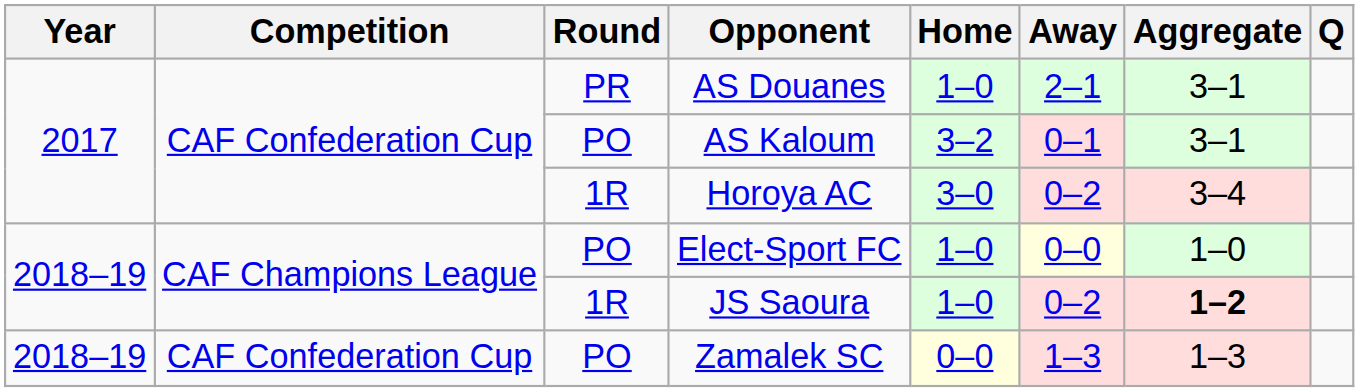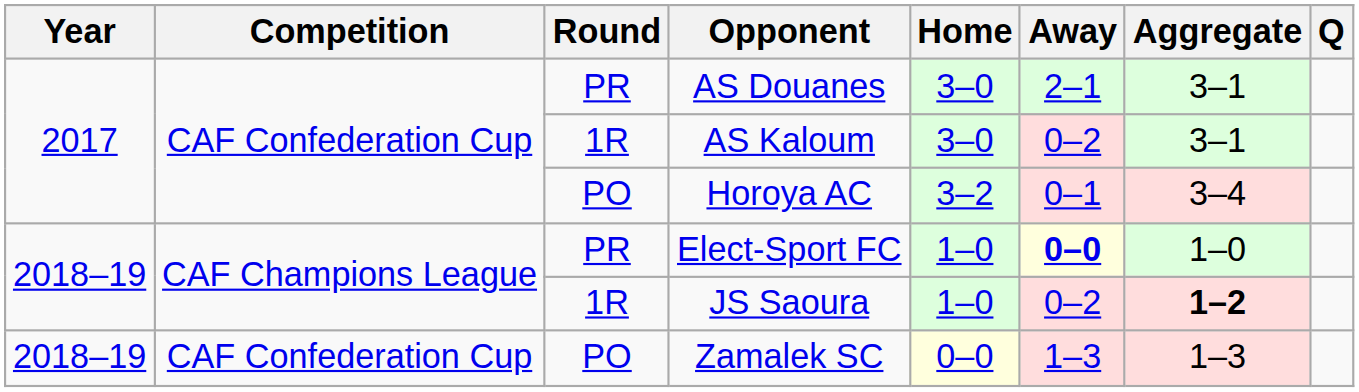(965, 85) 1–0 -> (965, 85) 3–0
(607, 140) PO -> (607, 140) 1R
(965, 140) 3–2 -> (965, 140) 3–0
(1073, 140) 0–1 -> (1073, 140) 0–2
(607, 194) 1R -> (607, 194) PO
(965, 194) 3–0 -> (965, 194) 3–2
(1073, 194) 0–2 -> (1073, 194) 0–1
(607, 248) PO -> (607, 248) PR
(1073, 248) normal -> (1073, 248) bold
